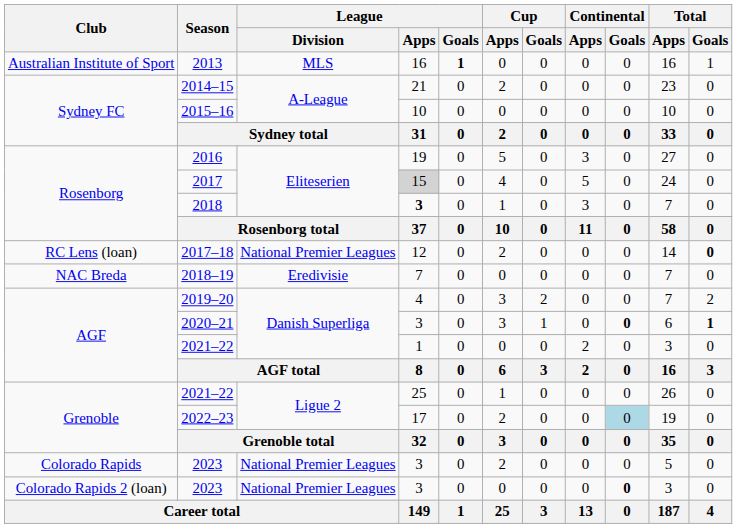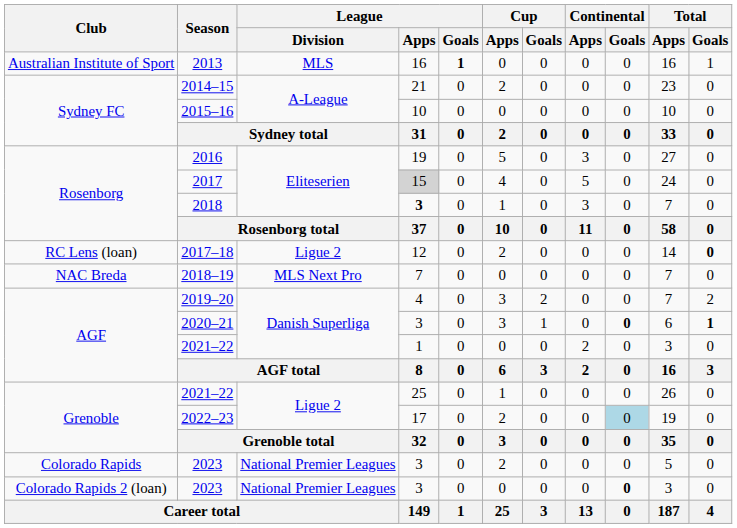(318, 252) National Premier Leagues -> (318, 252) Ligue 2
(318, 275) Eredivisie -> (318, 275) MLS Next Pro
